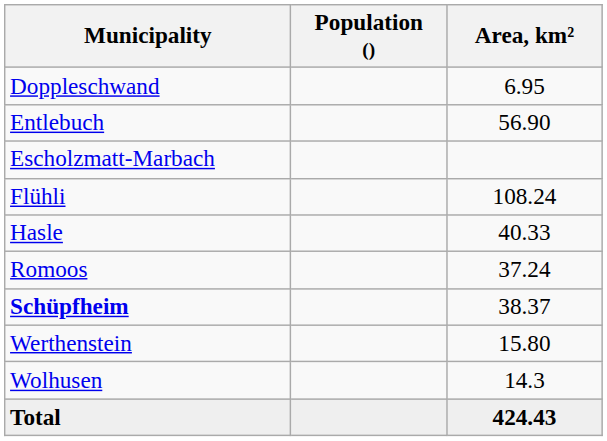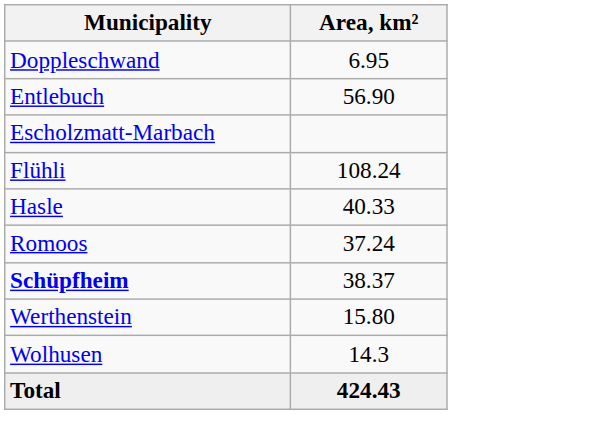- column: (369, 35)
